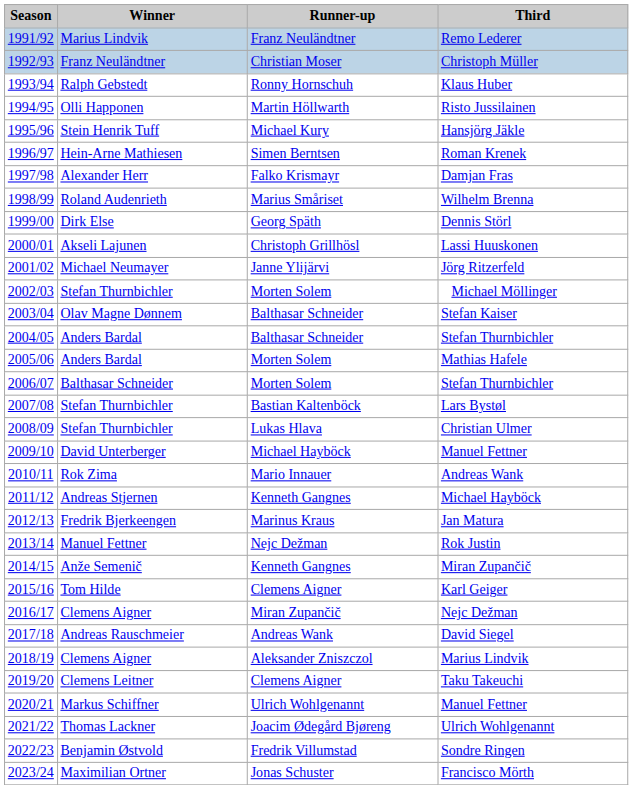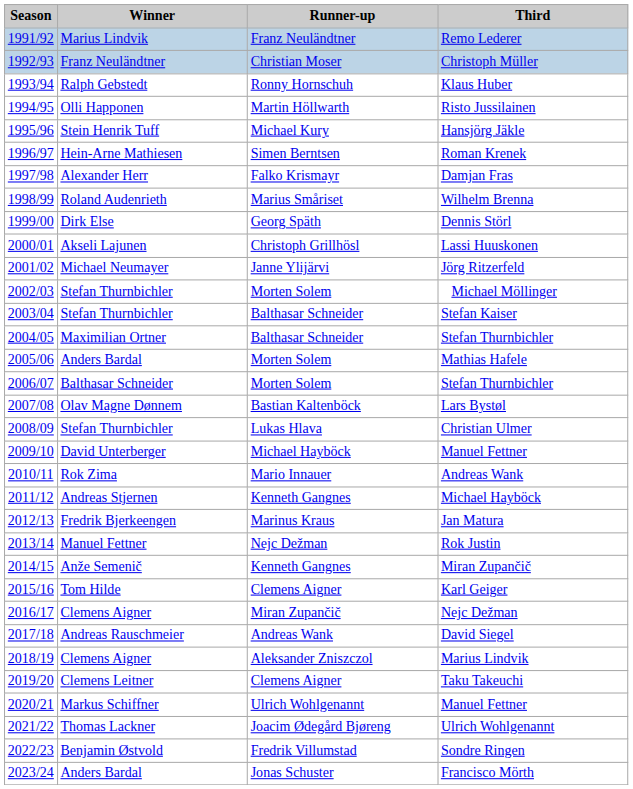(121, 314) Olav Magne Dønnem -> (117, 314) Stefan Thurnbichler
(101, 337) Anders Bardal -> (113, 337) Maximilian Ortner
(117, 405) Stefan Thurnbichler -> (121, 405) Olav Magne Dønnem
(113, 773) Maximilian Ortner -> (101, 773) Anders Bardal
